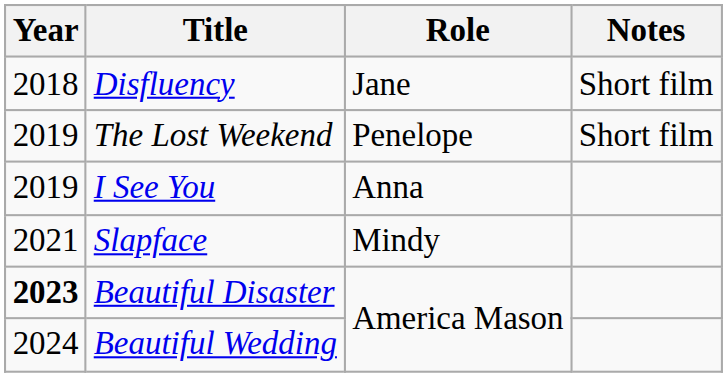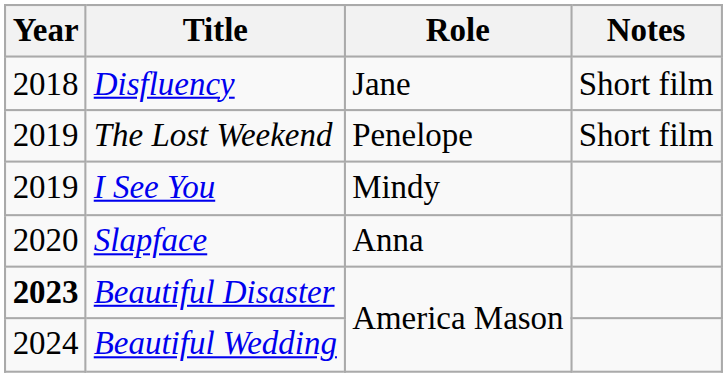(388, 187) Anna -> (396, 187) Mindy
(46, 239) 2021 -> (46, 239) 2020
(396, 239) Mindy -> (388, 239) Anna
